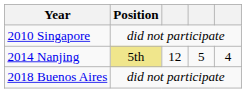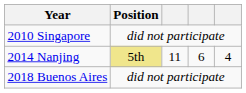(175, 56) 12 -> (175, 56) 11
(201, 56) 5 -> (201, 56) 6
